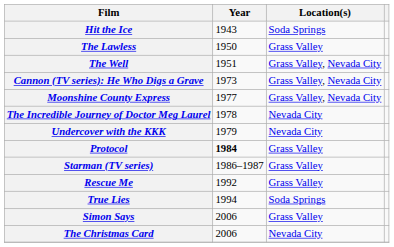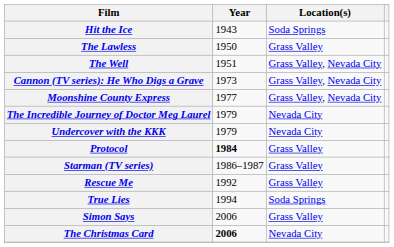(226, 115) 1978 -> (226, 115) 1979
(226, 234) normal -> (226, 234) bold
